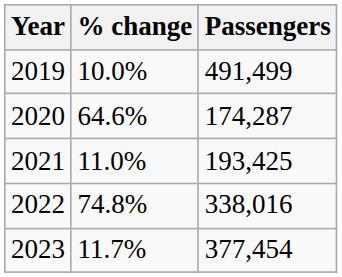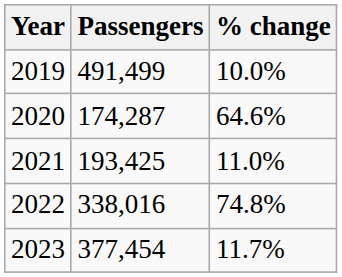columns swapped: (268, 26) <-> (135, 26)
